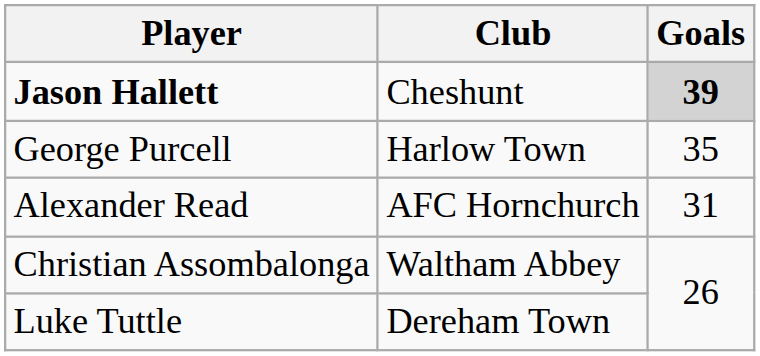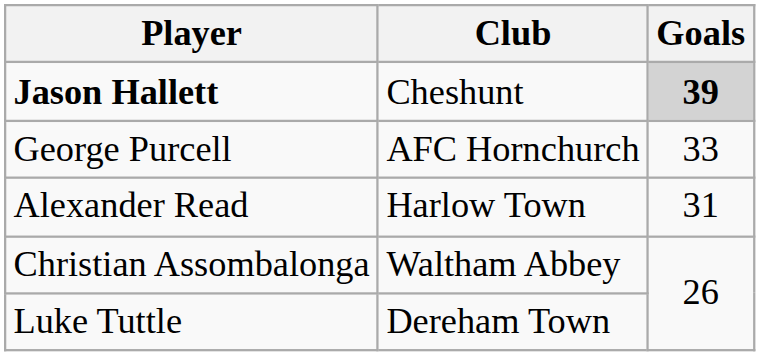(486, 148) Harlow Town -> (513, 148) AFC Hornchurch
(701, 148) 35 -> (701, 148) 33
(513, 206) AFC Hornchurch -> (486, 206) Harlow Town
